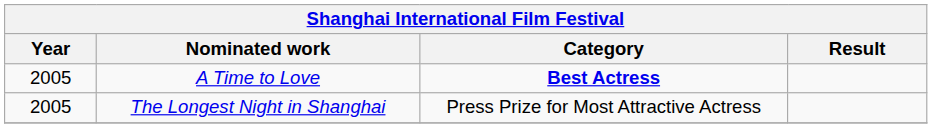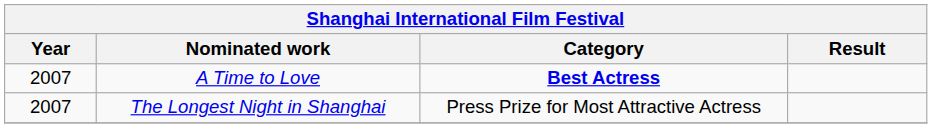(51, 78) 2005 -> (51, 78) 2007
(51, 107) 2005 -> (51, 107) 2007
